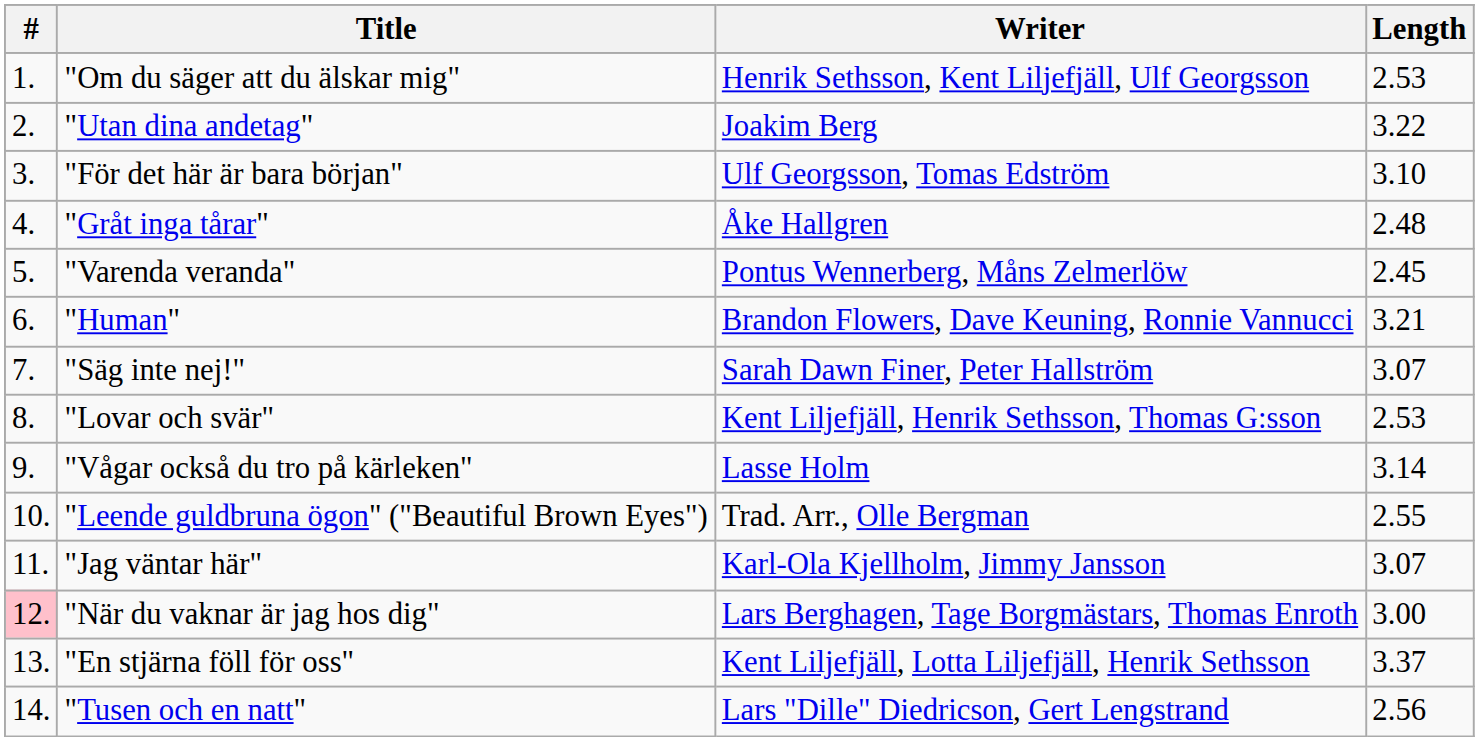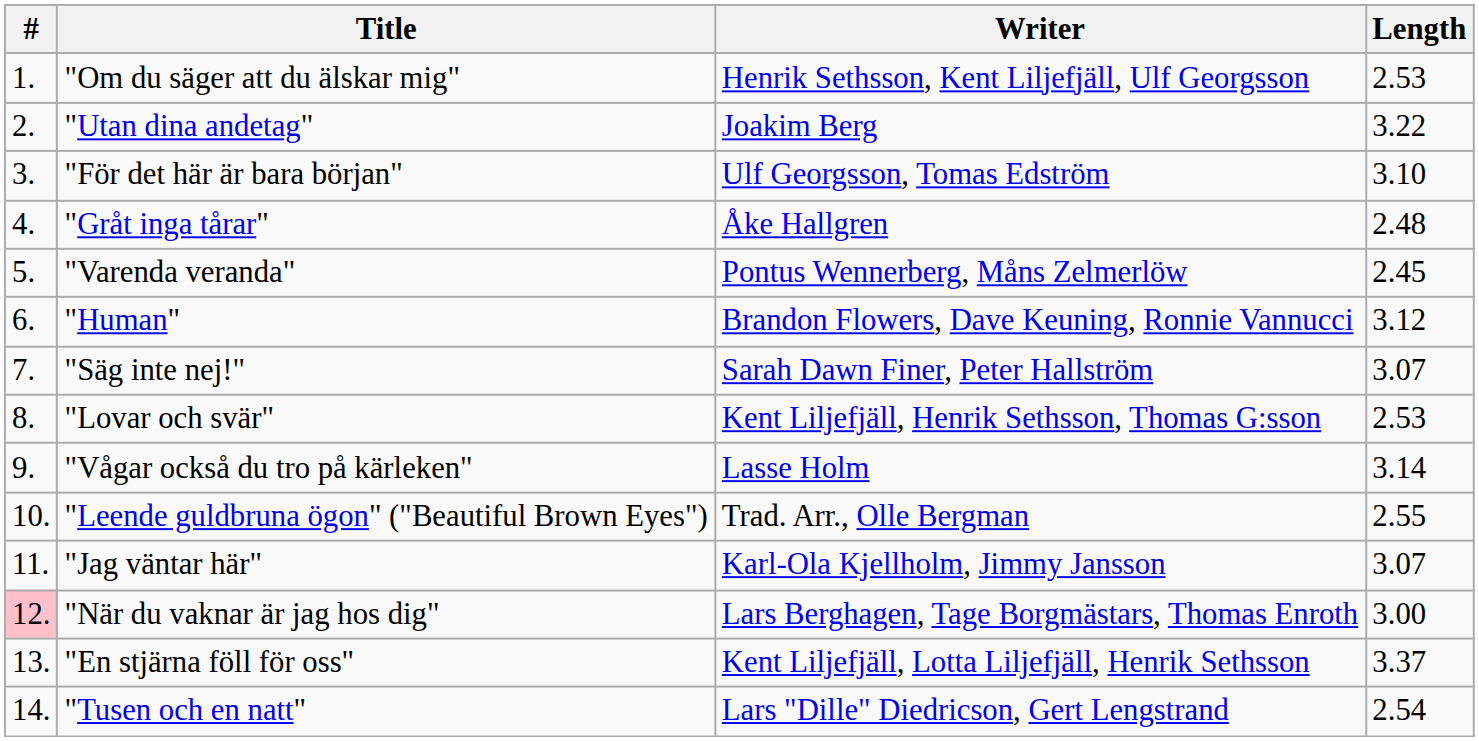(1399, 321) 3.21 -> (1399, 321) 3.12
(1399, 710) 2.56 -> (1399, 710) 2.54
